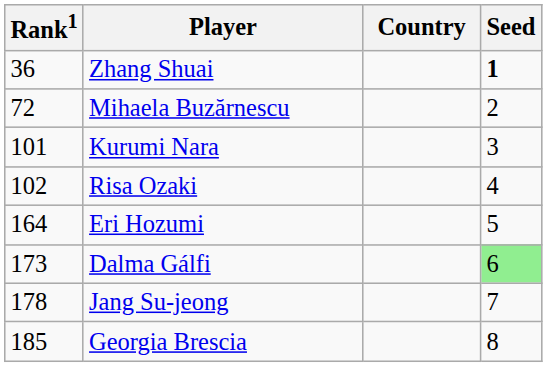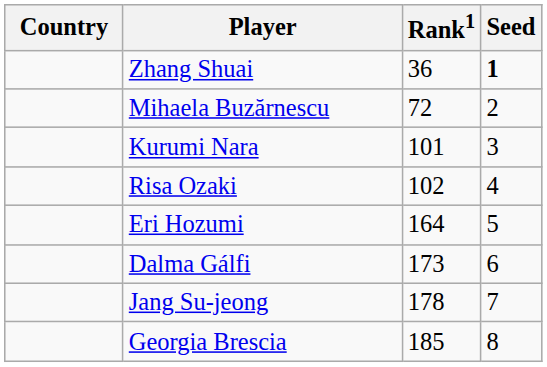columns swapped: (422, 27) <-> (44, 27)
(493, 263) lightgreen background -> (493, 263) no background
